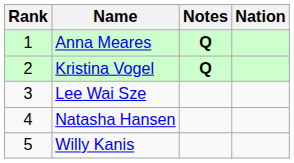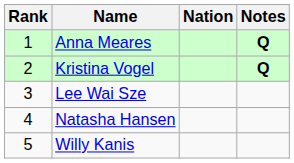columns swapped: (261, 17) <-> (205, 17)
